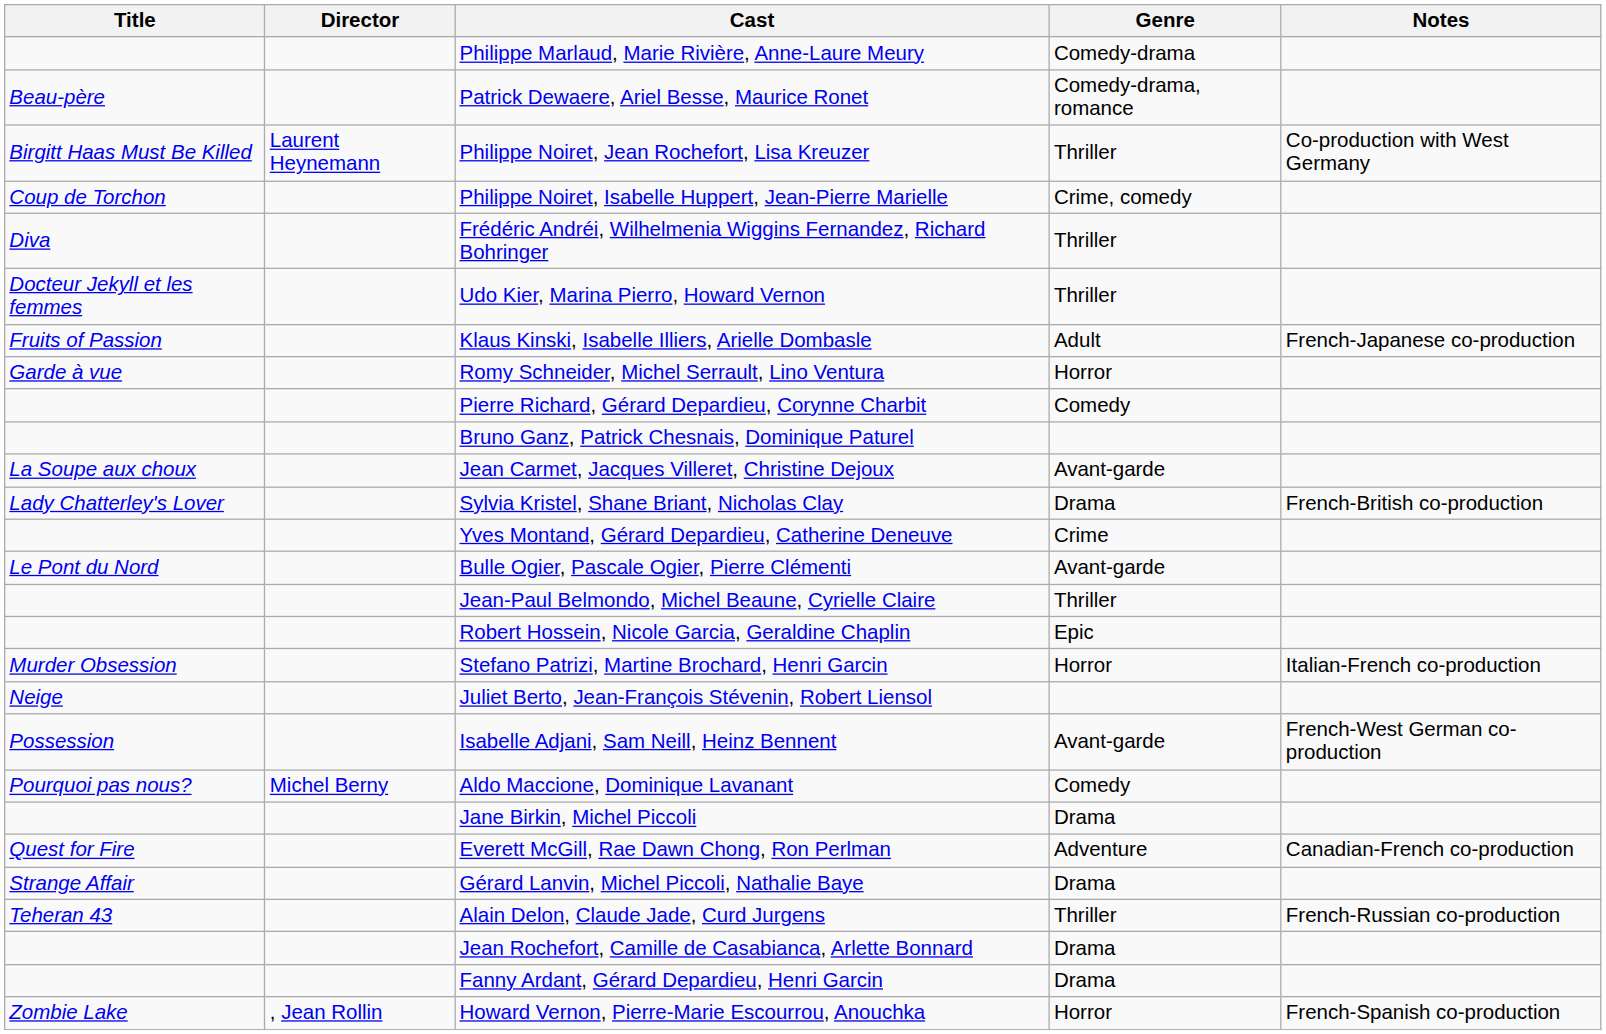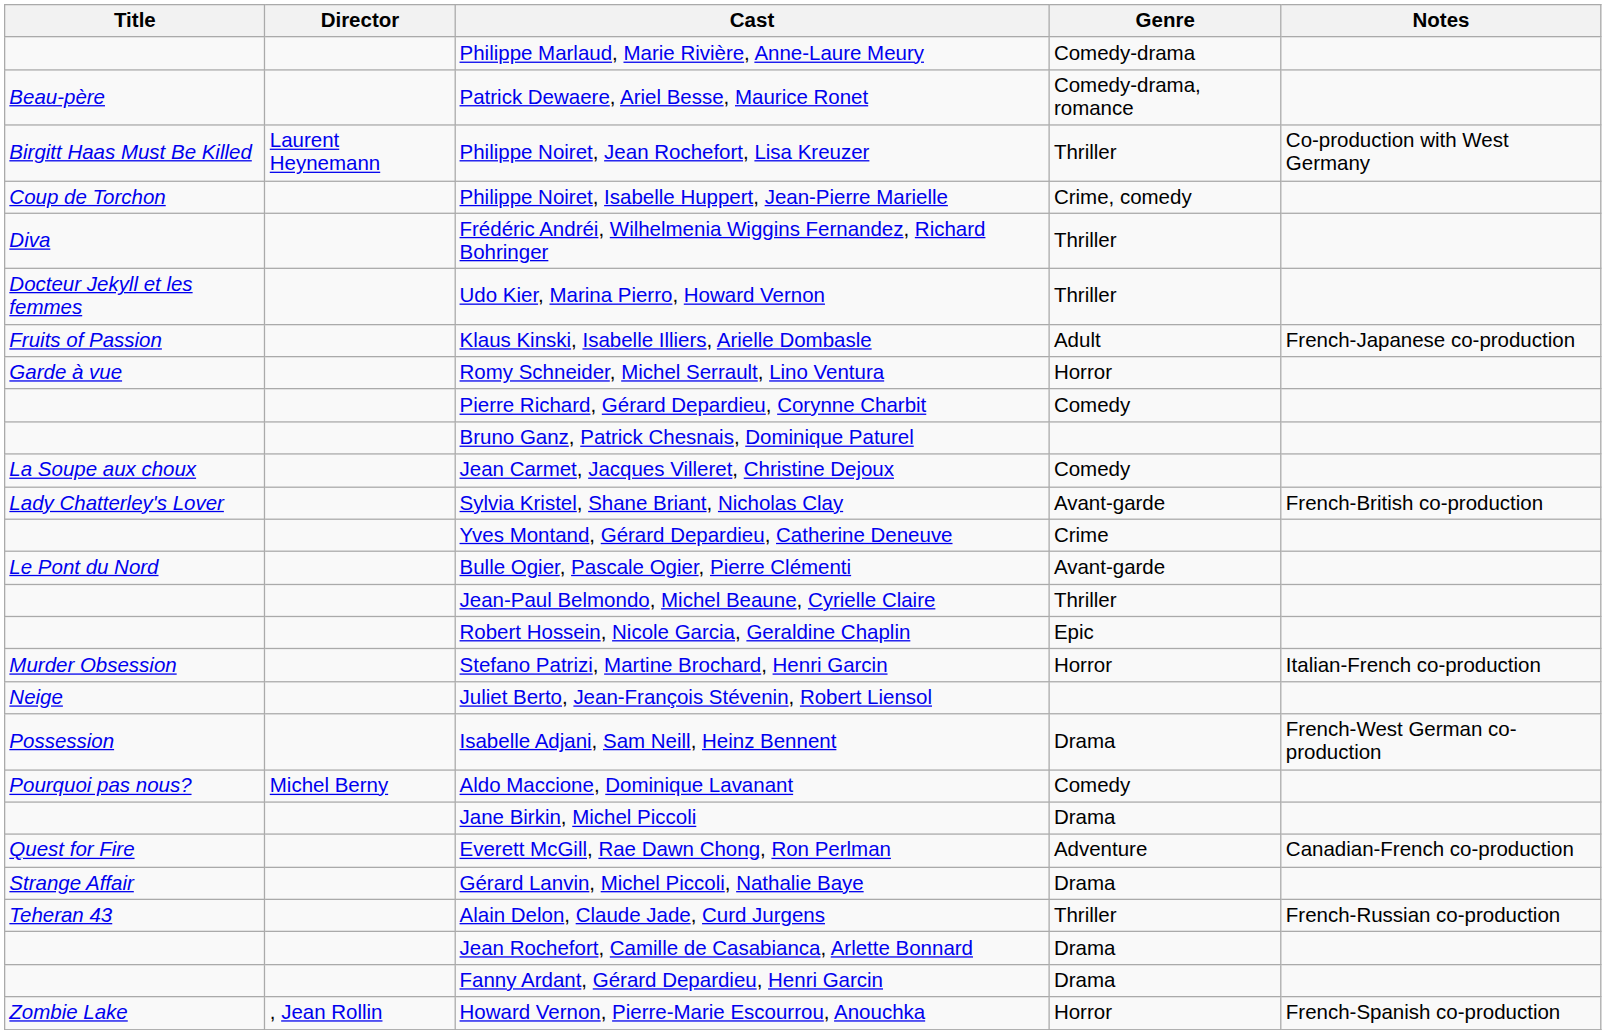(1110, 470) Avant-garde -> (1092, 470) Comedy
(1085, 502) Drama -> (1110, 502) Avant-garde
(1110, 741) Avant-garde -> (1085, 741) Drama
